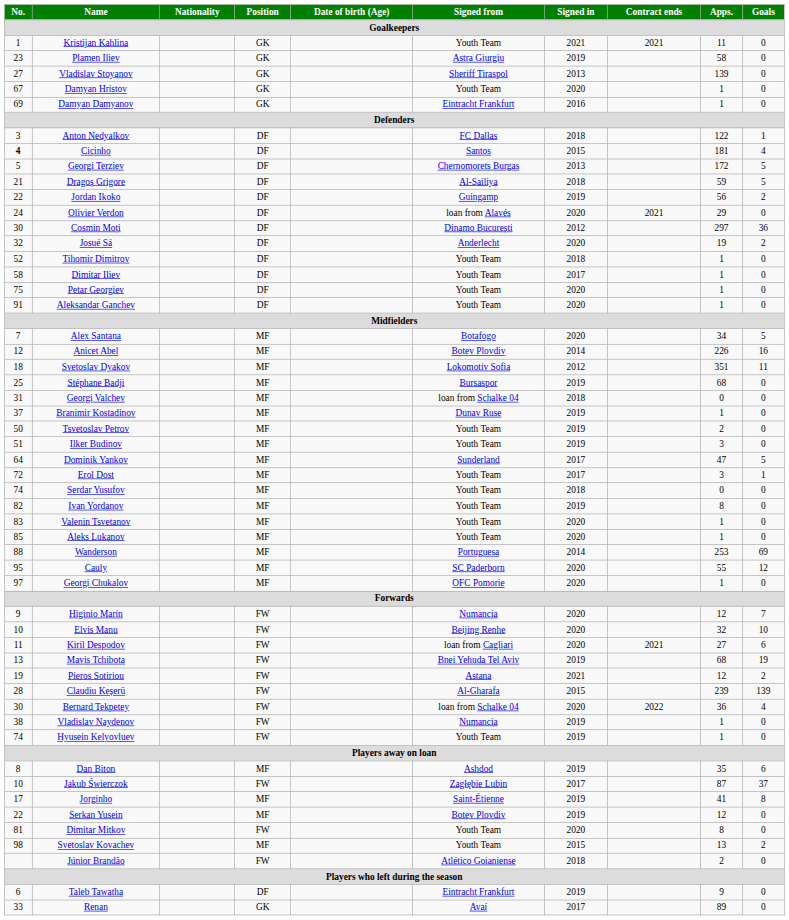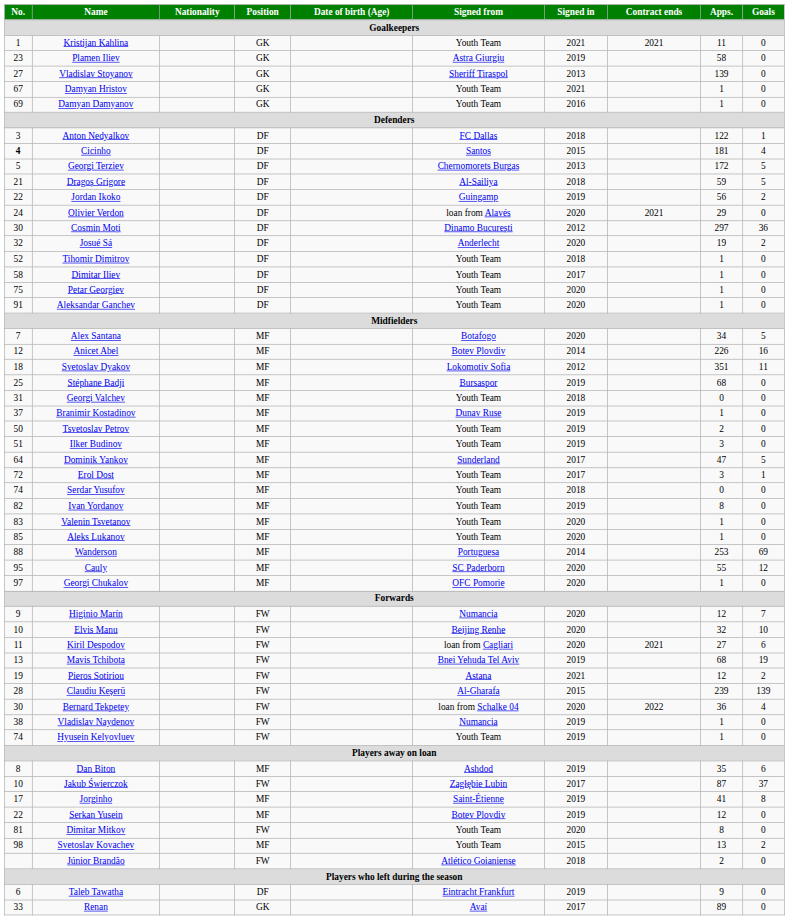(576, 89) 2020 -> (576, 89) 2021
(478, 105) Eintracht Frankfurt -> (478, 105) Youth Team
(478, 398) loan from Schalke 04 -> (478, 398) Youth Team
